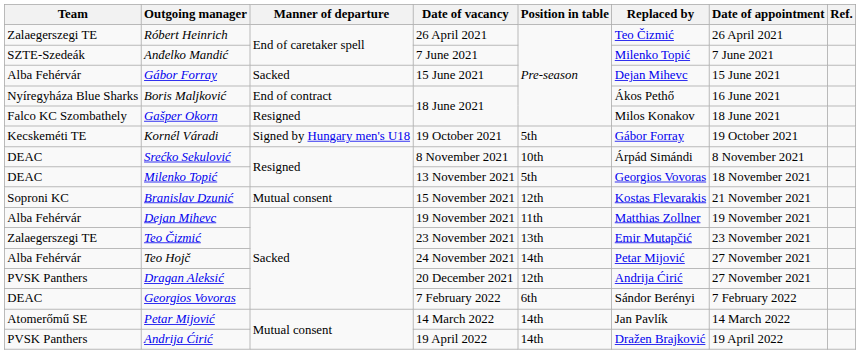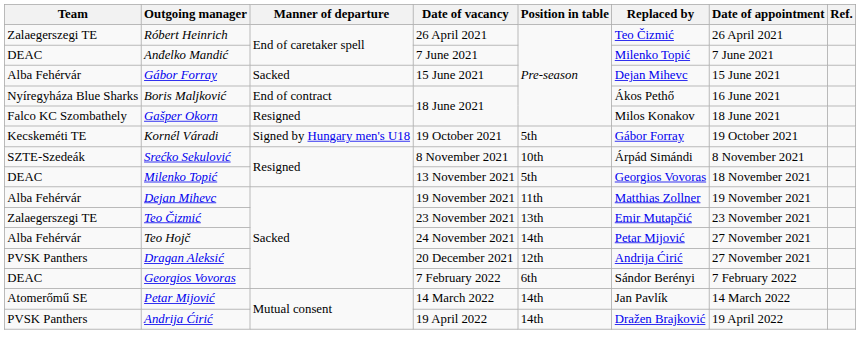(46, 55) SZTE-Szedeák -> (25, 55) DEAC
(25, 156) DEAC -> (46, 156) SZTE-Szedeák
- row: (189, 197)
